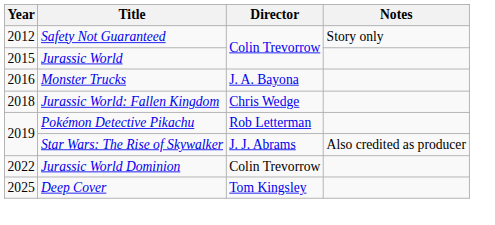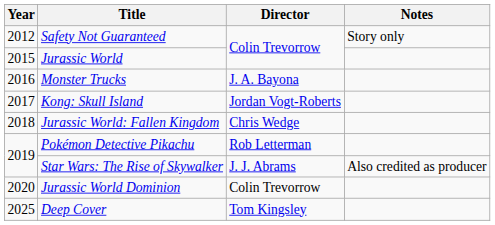+ row: (92, 101)
(21, 166) 2022 -> (21, 187) 2020
